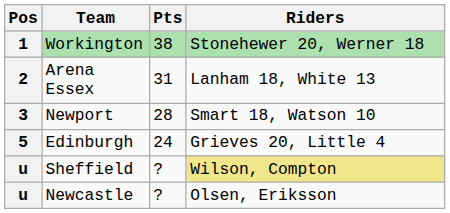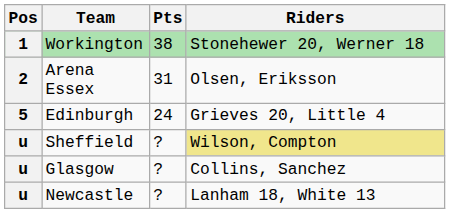(283, 80) Lanham 18, White 13 -> (263, 80) Olsen, Eriksson
- row: (80, 116)
+ row: (80, 169)
(263, 196) Olsen, Eriksson -> (283, 196) Lanham 18, White 13
